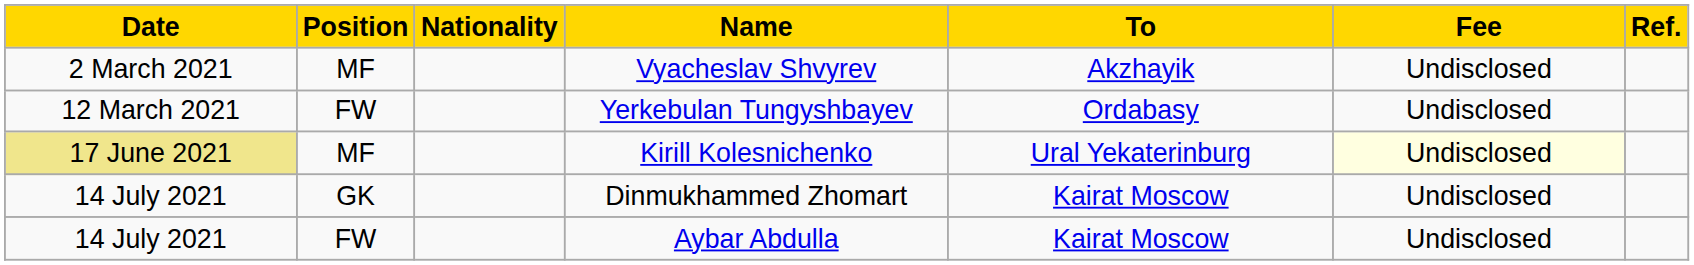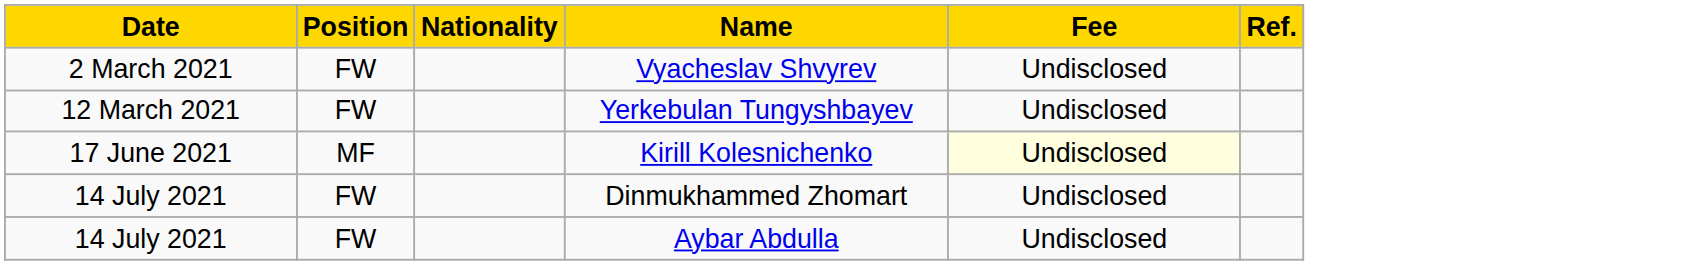- column: (1141, 26)
(356, 69) MF -> (356, 69) FW
(151, 153) khaki background -> (151, 153) no background
(356, 196) GK -> (356, 196) FW
